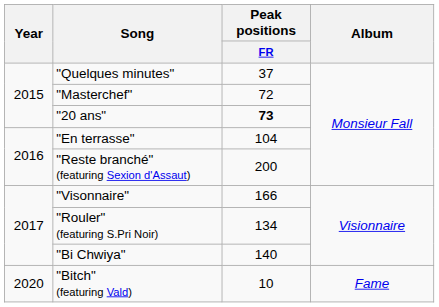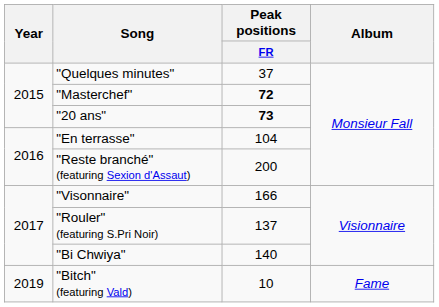(266, 94) normal -> (266, 94) bold
(266, 225) 134 -> (266, 225) 137
(29, 283) 2020 -> (29, 283) 2019
